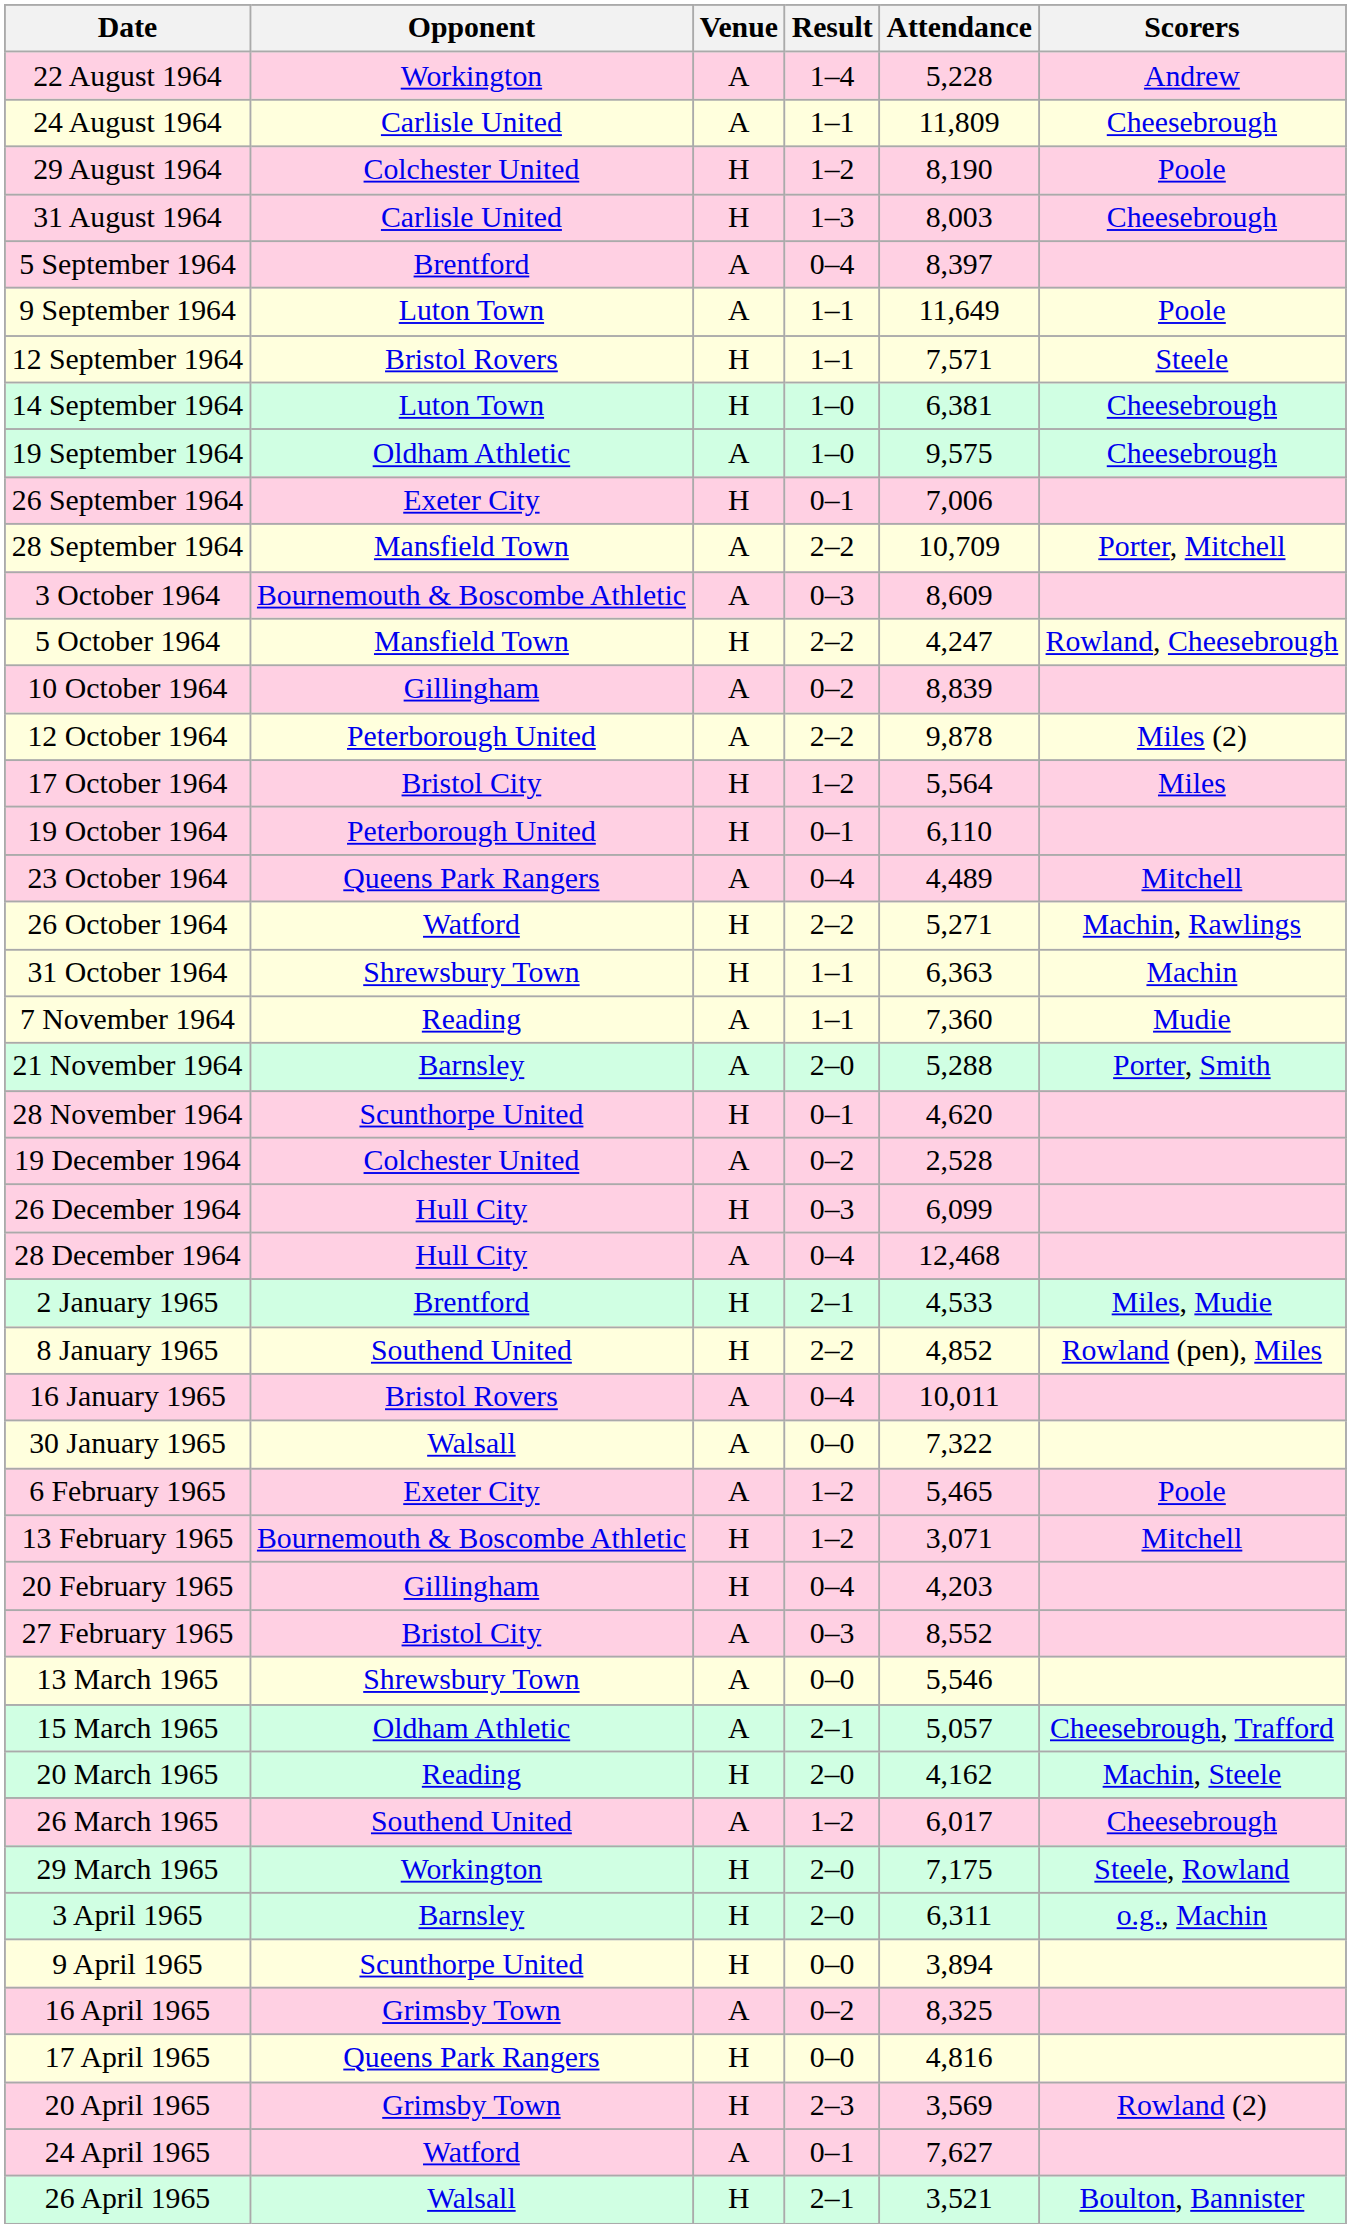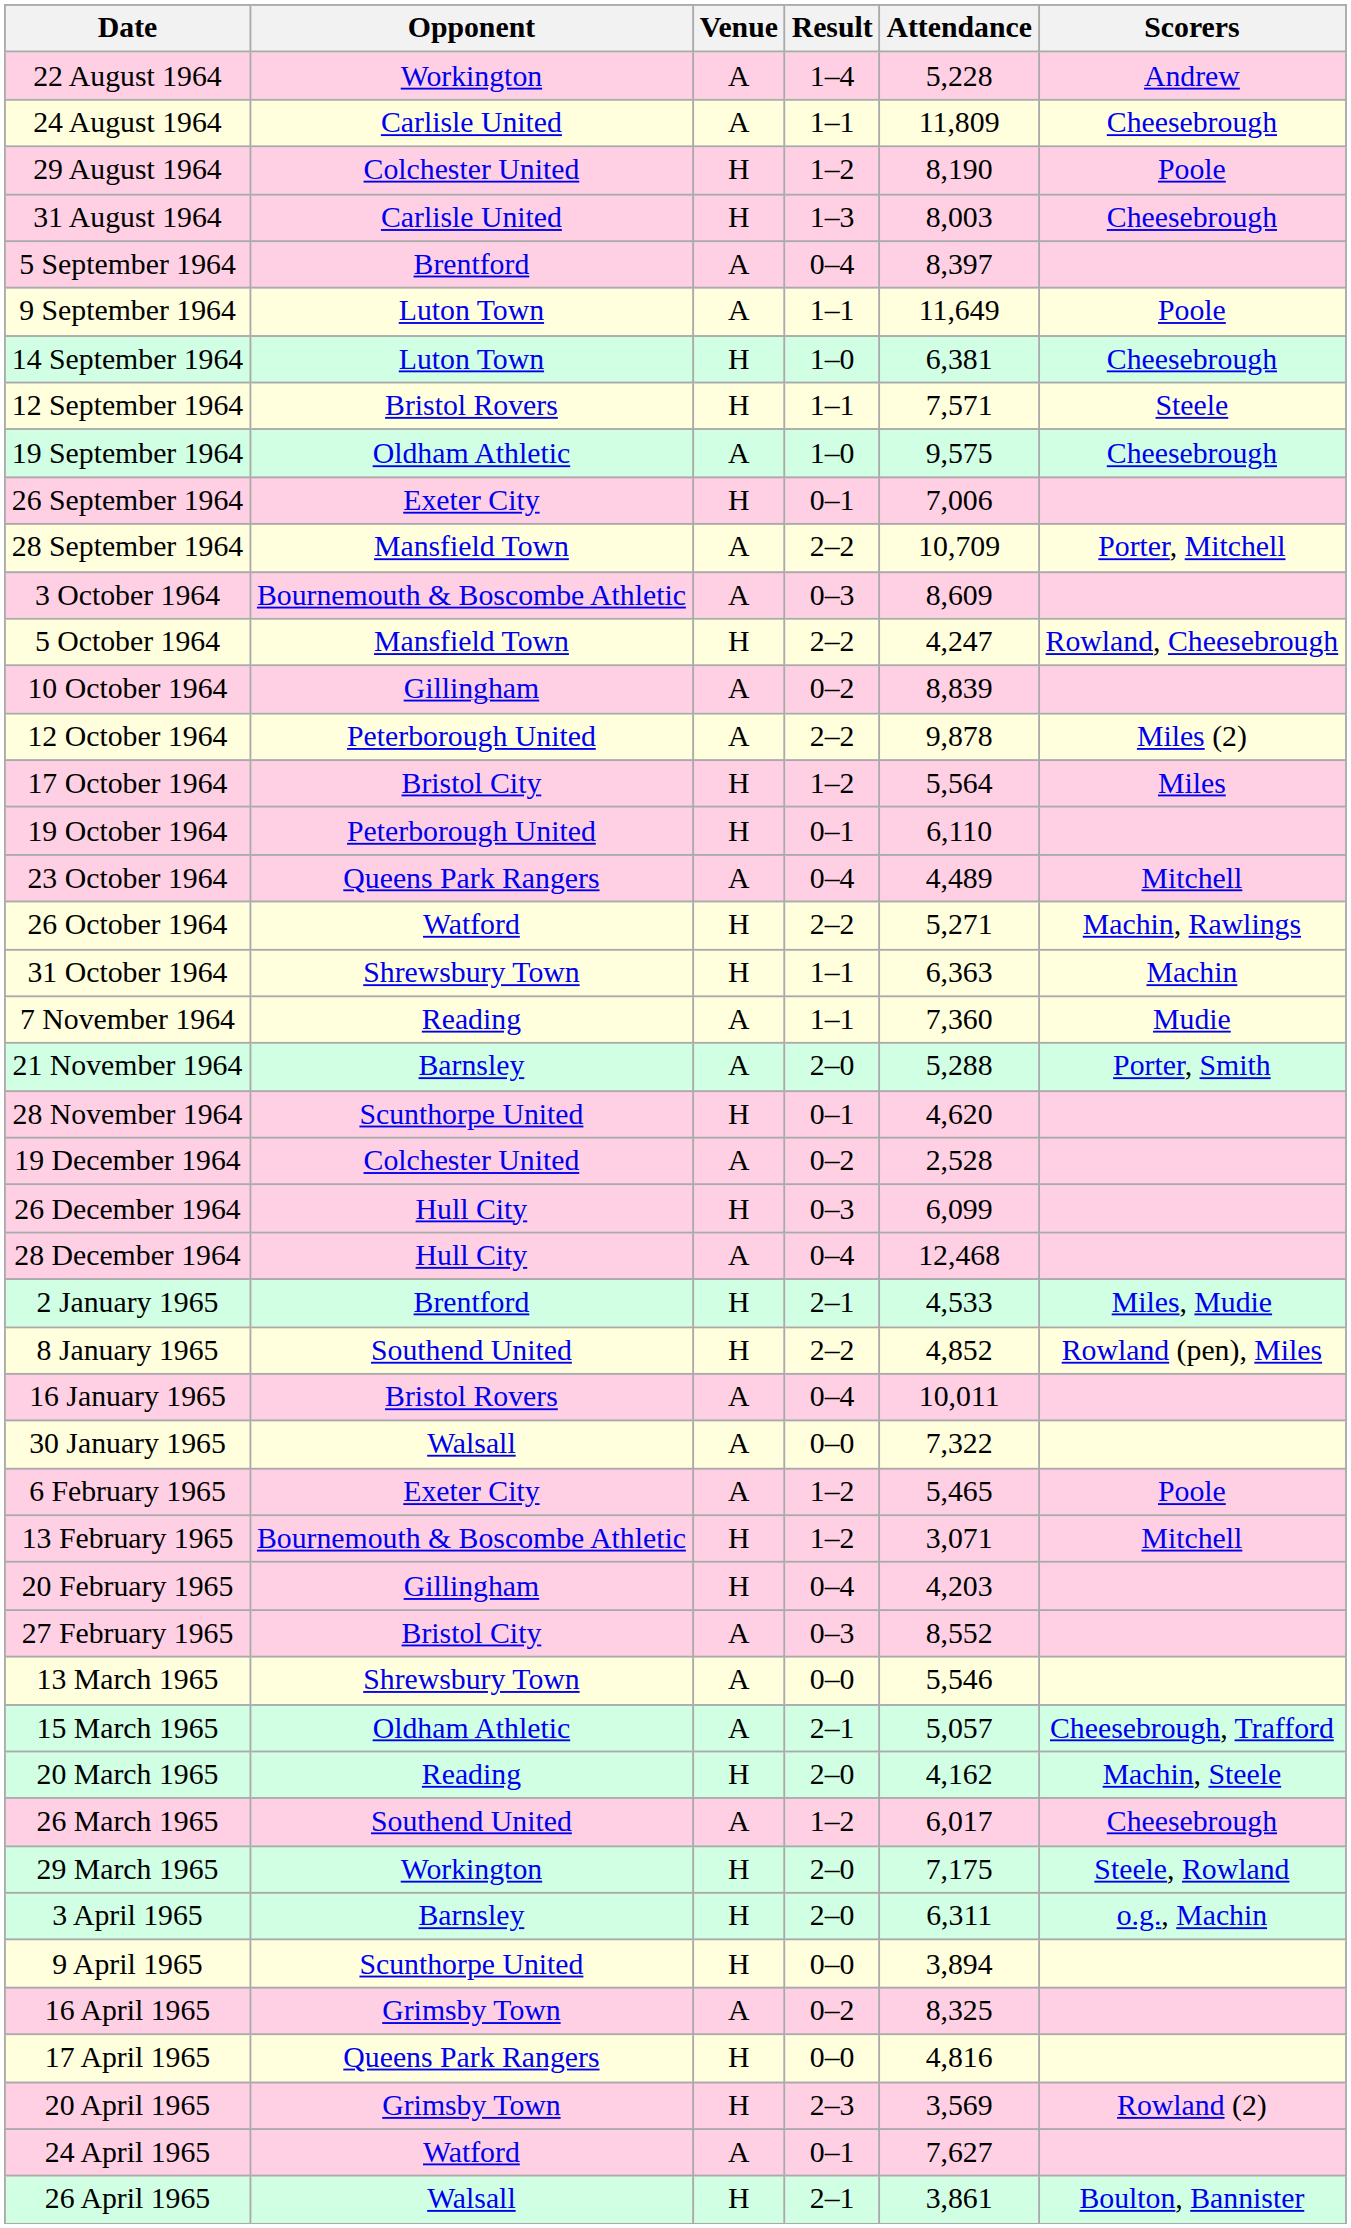rows swapped: (128, 358) <-> (128, 405)
(959, 2199) 3,521 -> (959, 2199) 3,861
